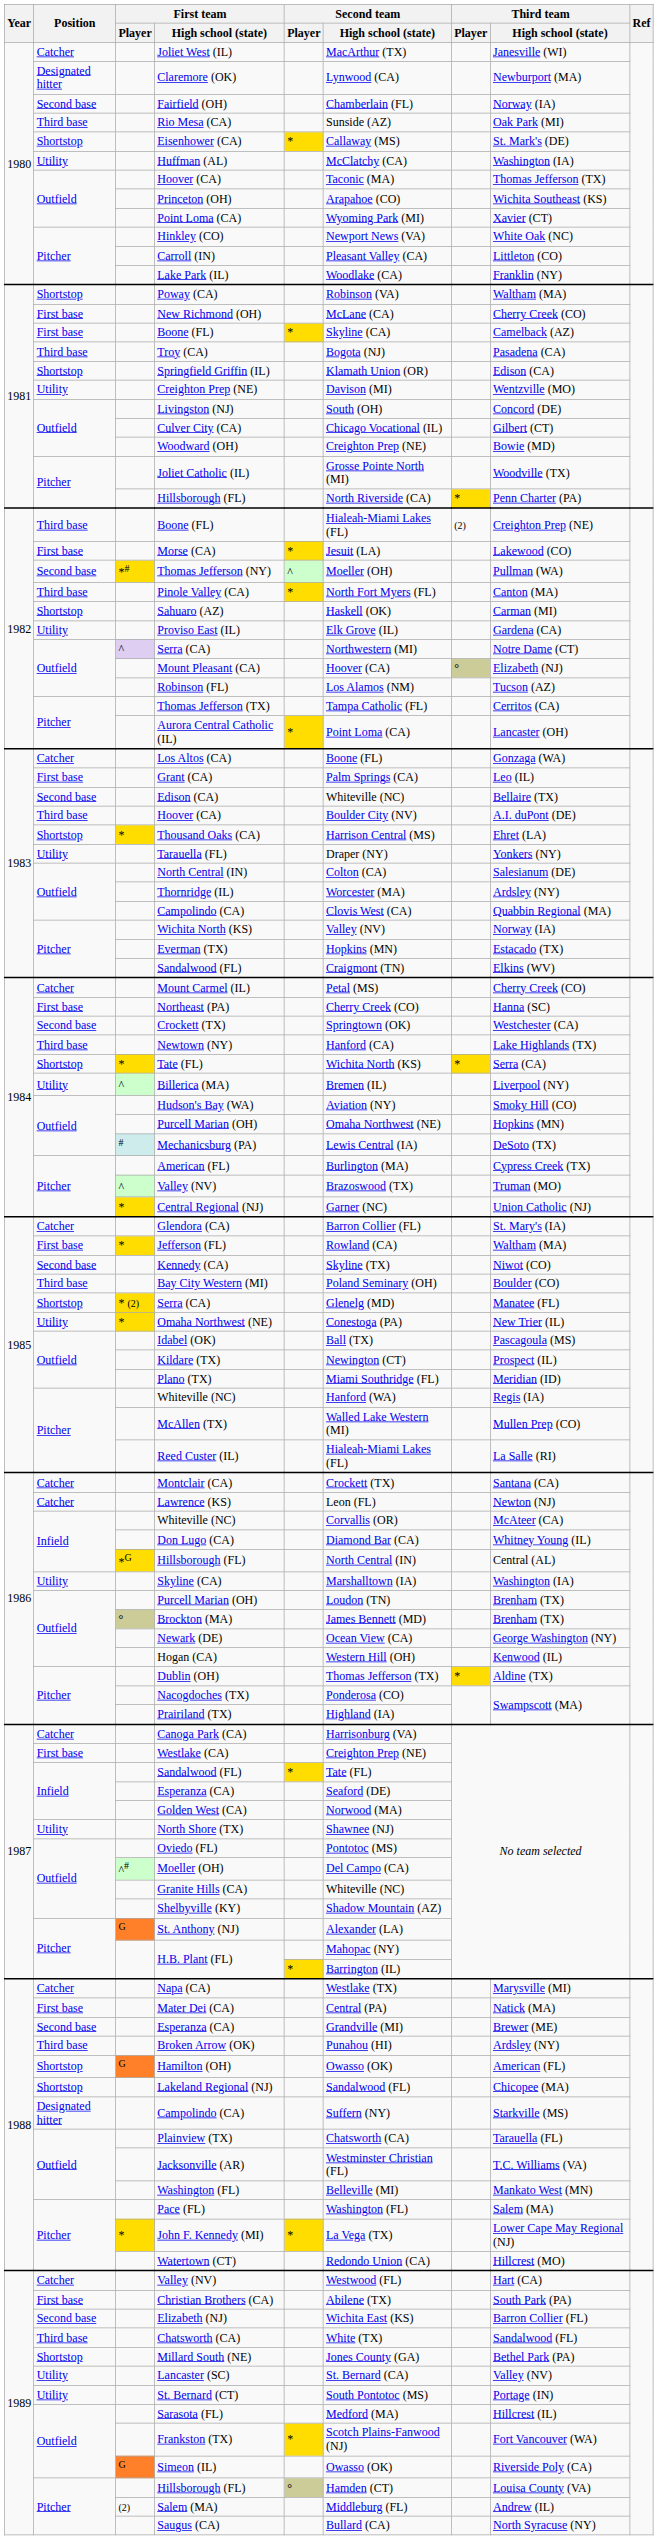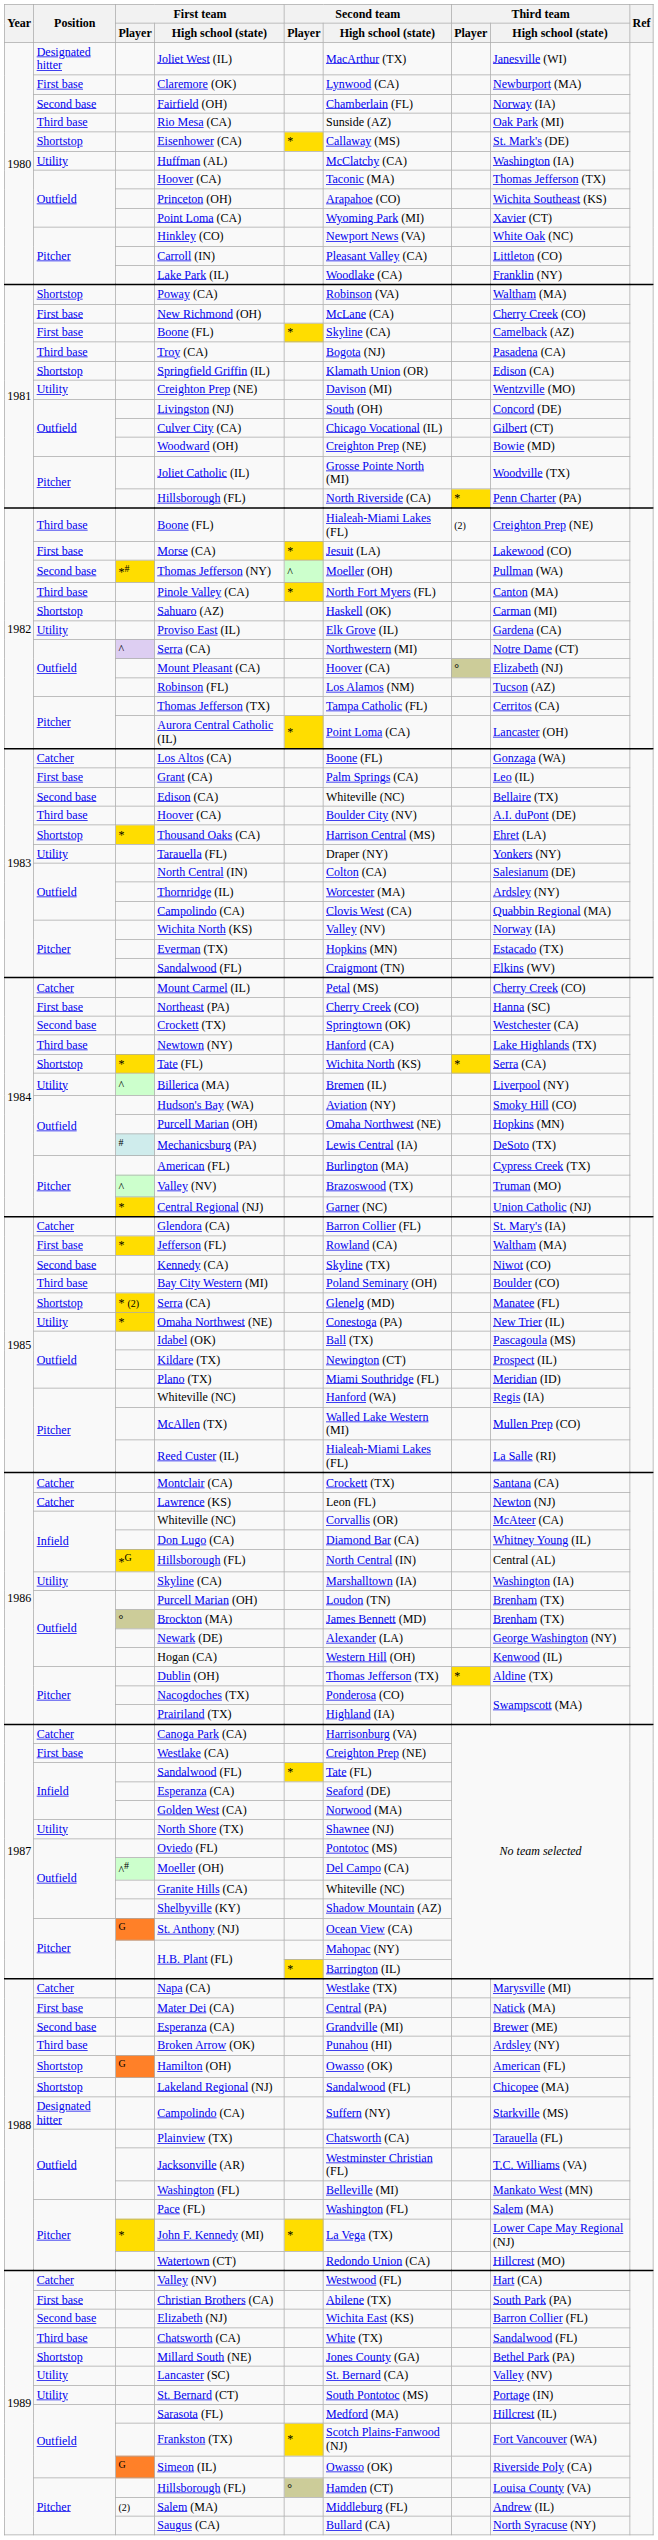(55, 52) Catcher -> (64, 58) Designated hitter
(64, 77) Designated hitter -> (60, 84) First base
(369, 1638) Ocean View (CA) -> (364, 1638) Alexander (LA)
(364, 1929) Alexander (LA) -> (369, 1929) Ocean View (CA)
